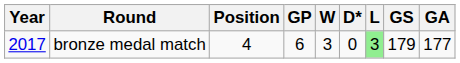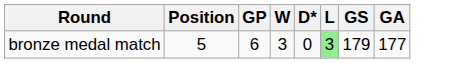- column: (27, 17)
(247, 44) 4 -> (201, 44) 5
